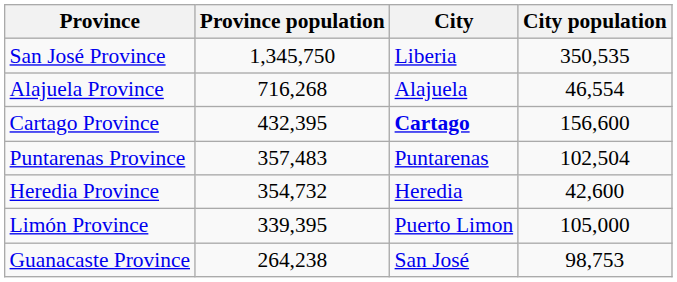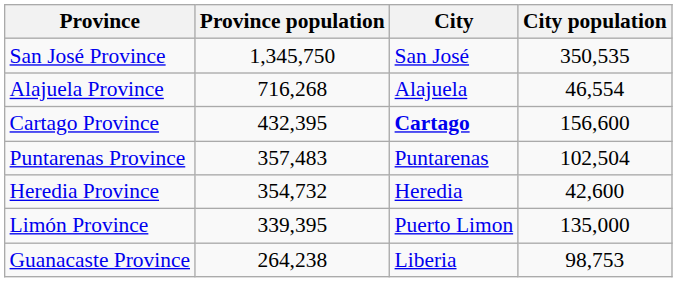(426, 55) Liberia -> (432, 55) San José
(595, 225) 105,000 -> (595, 225) 135,000
(432, 259) San José -> (426, 259) Liberia
